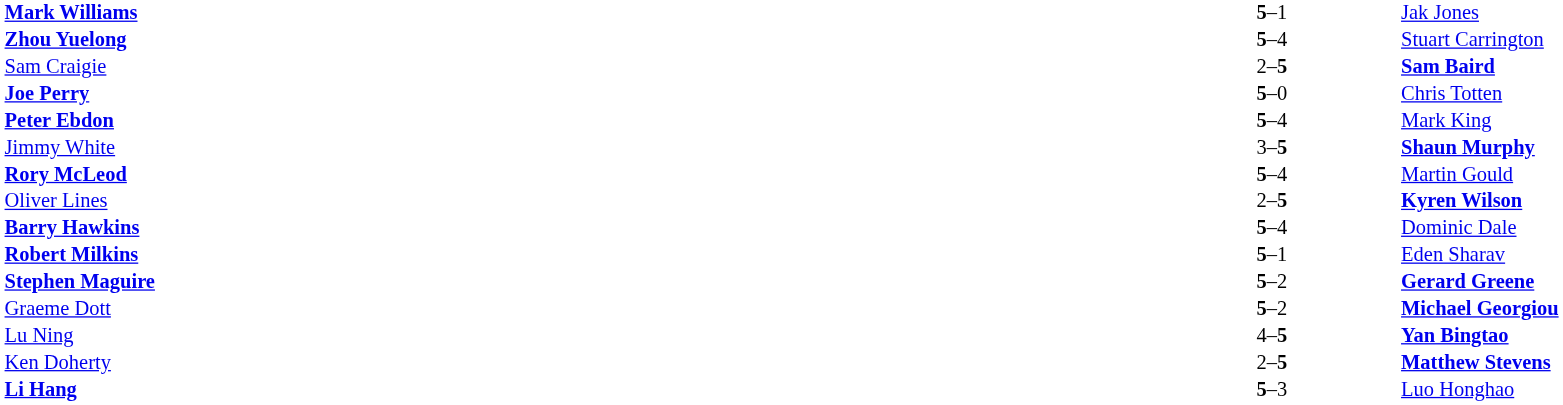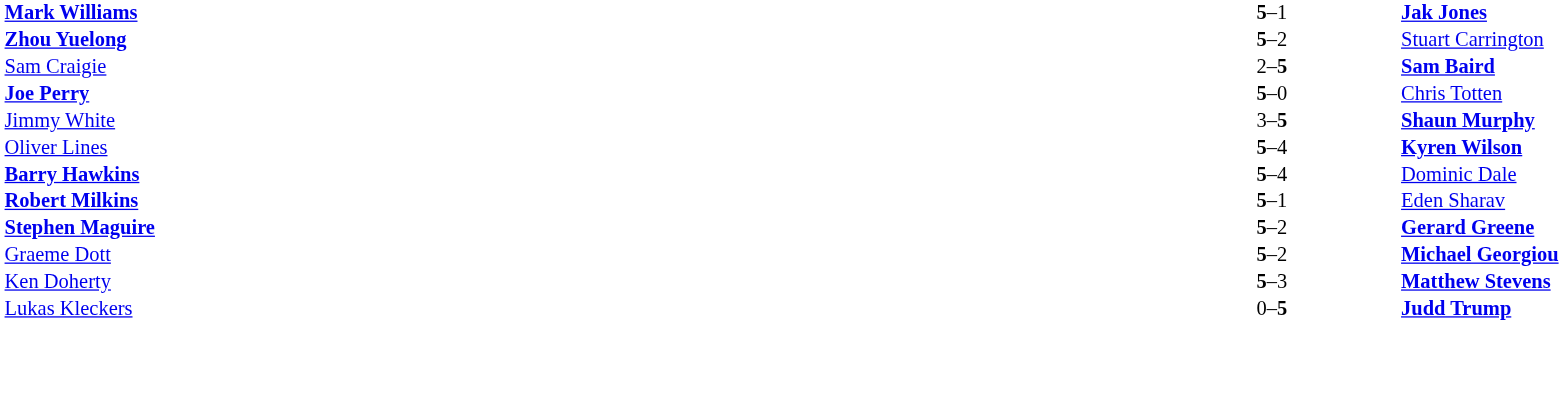(1440, 12) normal -> (1444, 12) bold
(1272, 39) 5–4 -> (1272, 39) 5–2
- row: (59, 120)
- row: (66, 174)
(1272, 200) 2–5 -> (1272, 147) 5–4
- row: (39, 335)
(1272, 362) 2–5 -> (1272, 281) 5–3
- row: (41, 389)
+ row: (69, 308)
